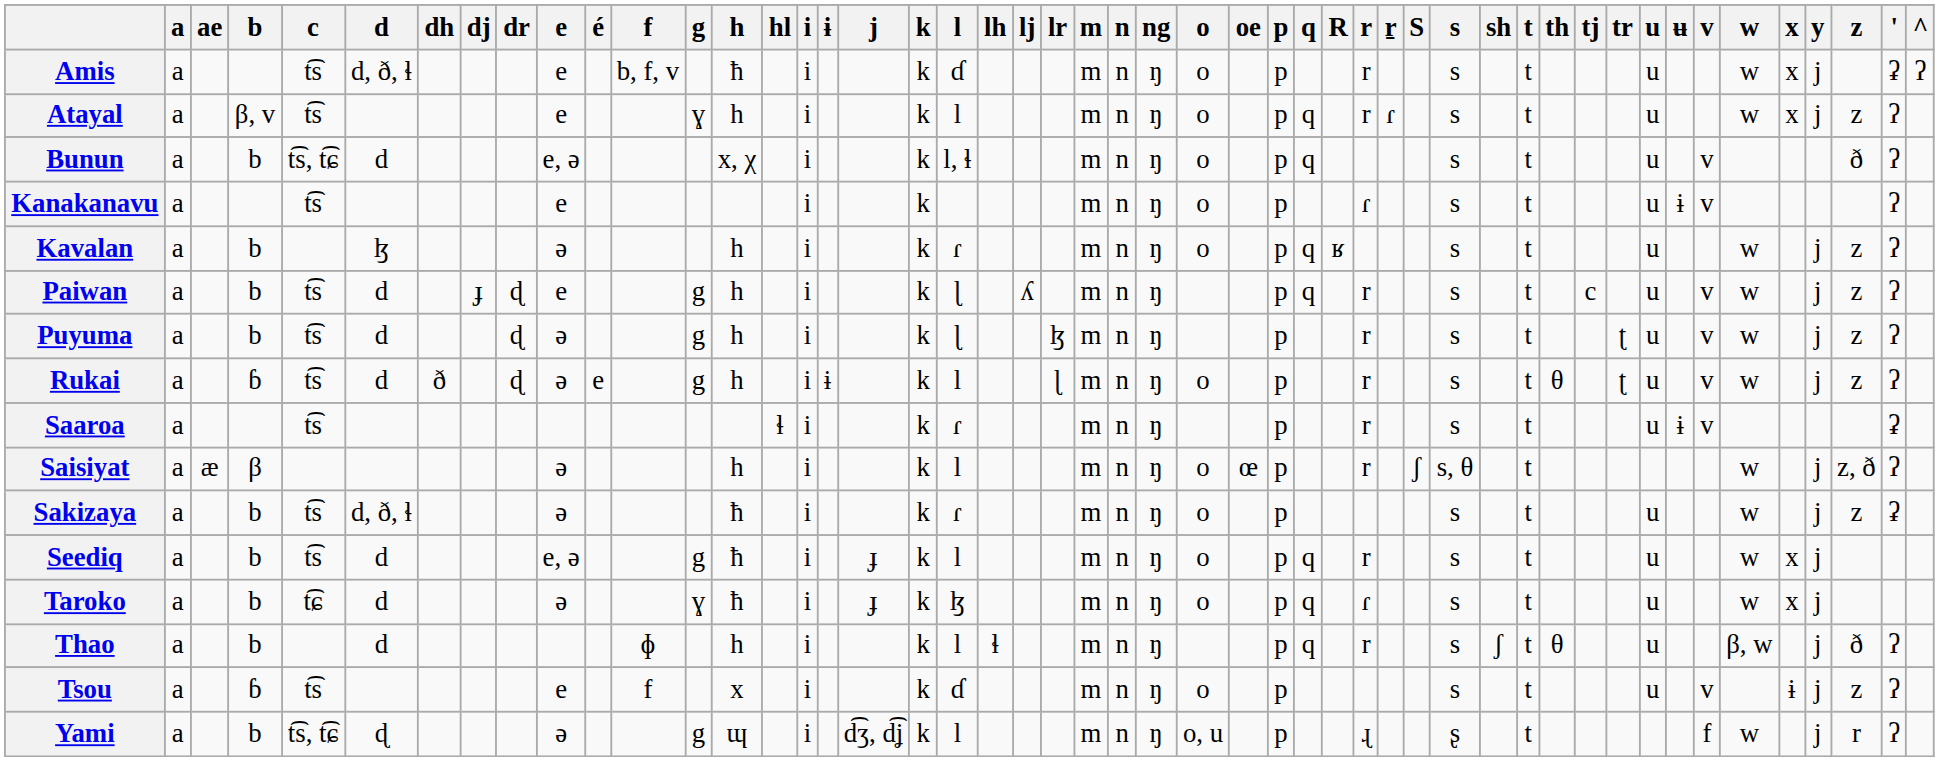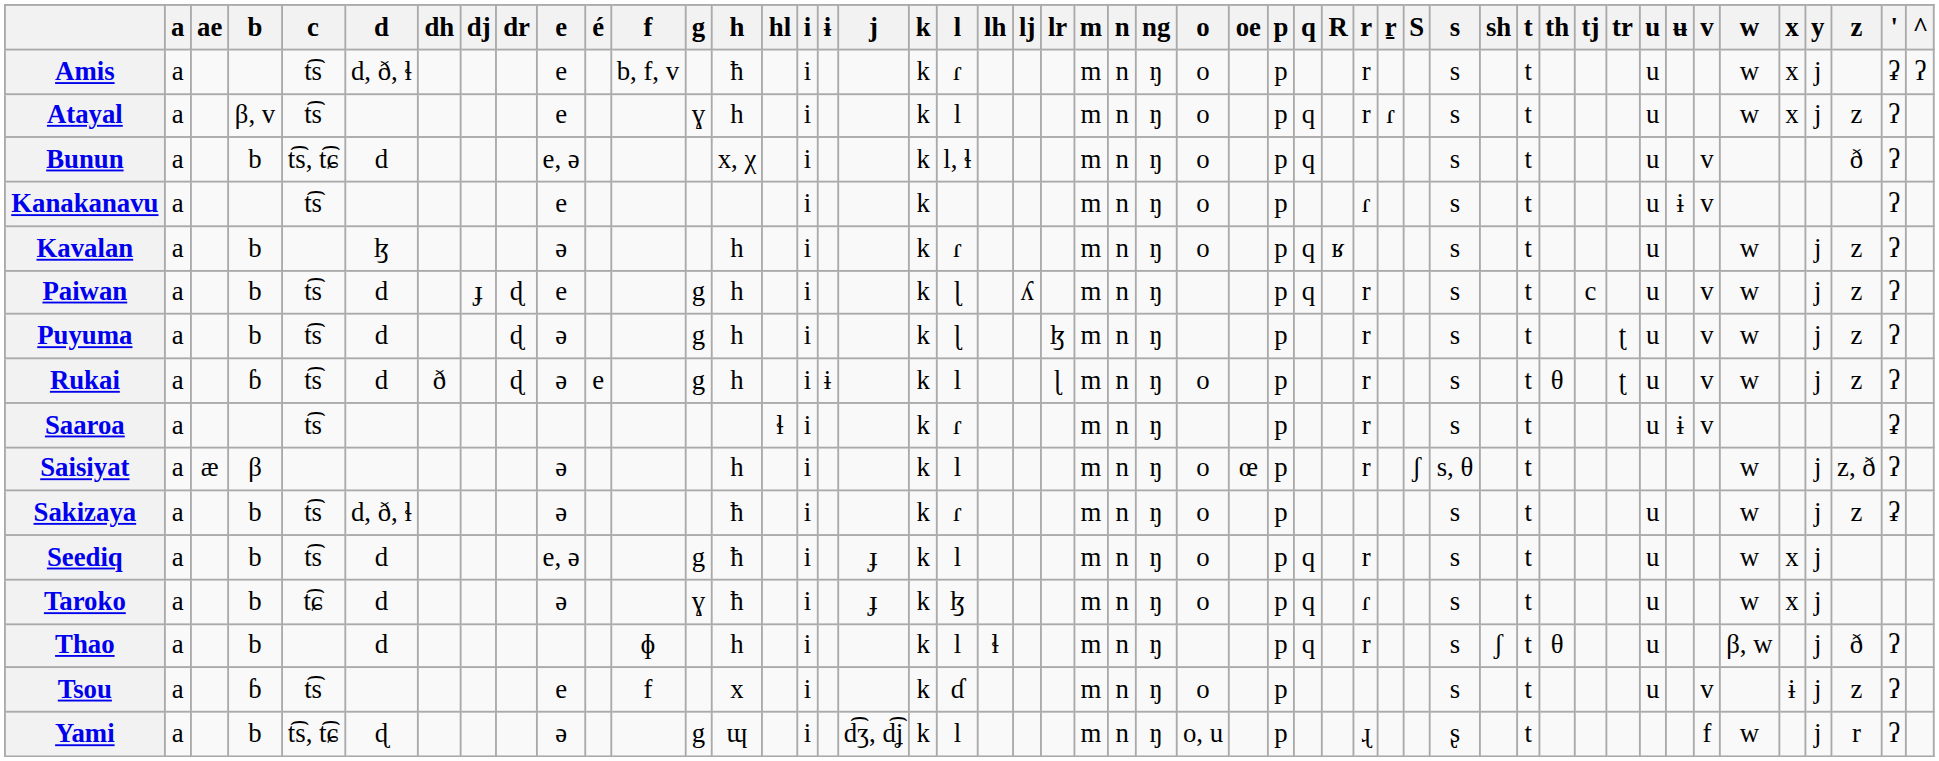(957, 71) ɗ -> (957, 71) ɾ
